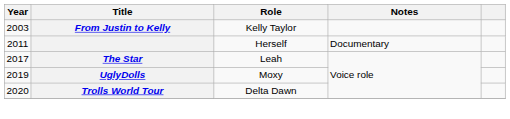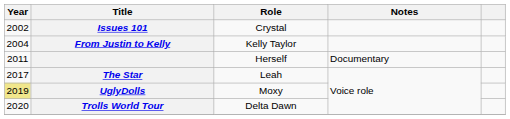+ row: (123, 28)
(18, 28) 2003 -> (18, 43) 2004
(18, 75) no background -> (18, 91) khaki background
